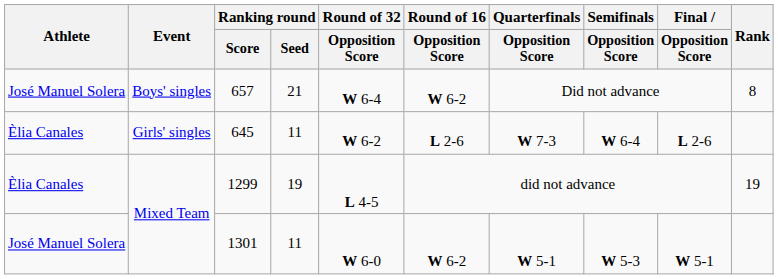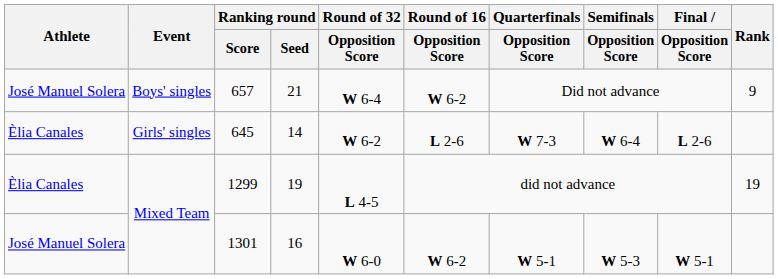(752, 90) 8 -> (752, 90) 9
(295, 133) 11 -> (295, 133) 14
(295, 244) 11 -> (295, 244) 16
